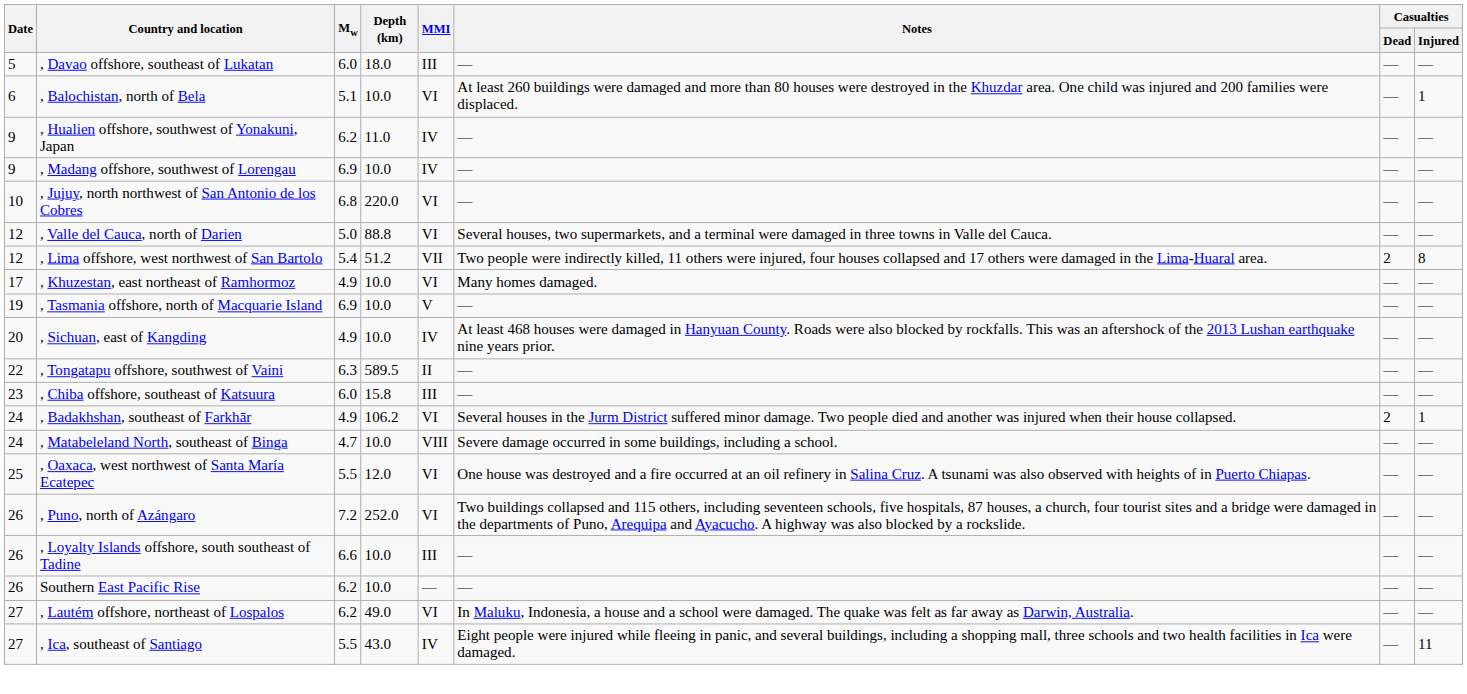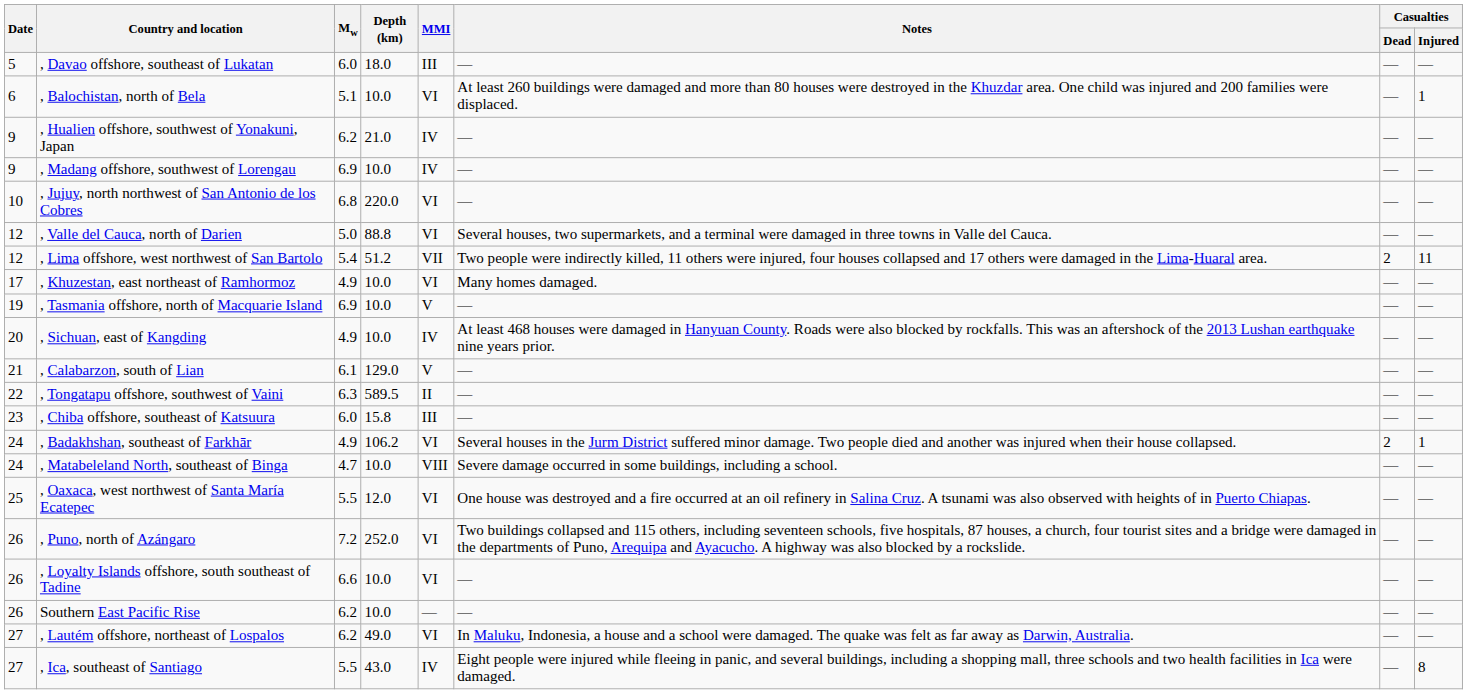(377, 137) 11.0 -> (378, 137) 21.0
(1422, 258) 8 -> (1425, 258) 11
+ row: (122, 370)
(429, 555) III -> (430, 579) VI
(1425, 644) 11 -> (1422, 668) 8
